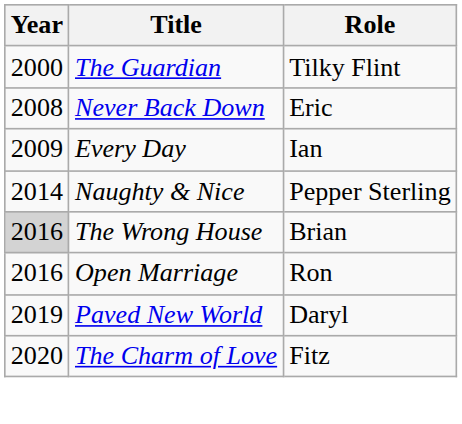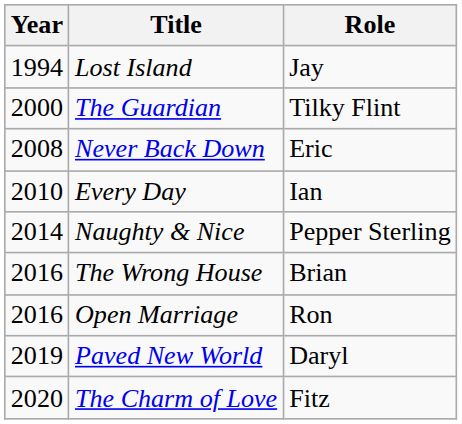+ row: (133, 66)
(37, 149) 2009 -> (37, 190) 2010
(37, 231) lightgrey background -> (37, 273) no background
